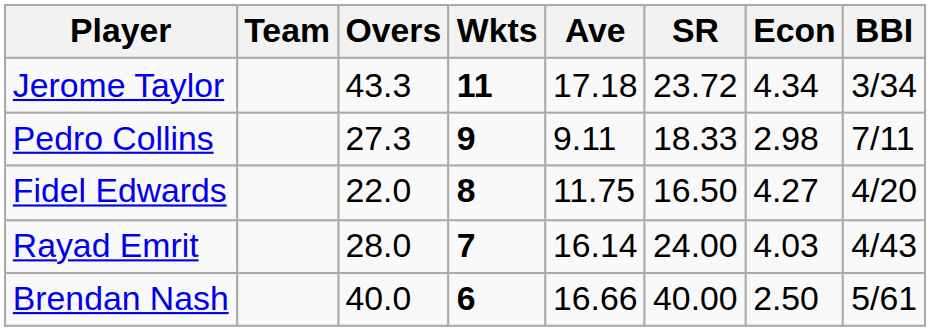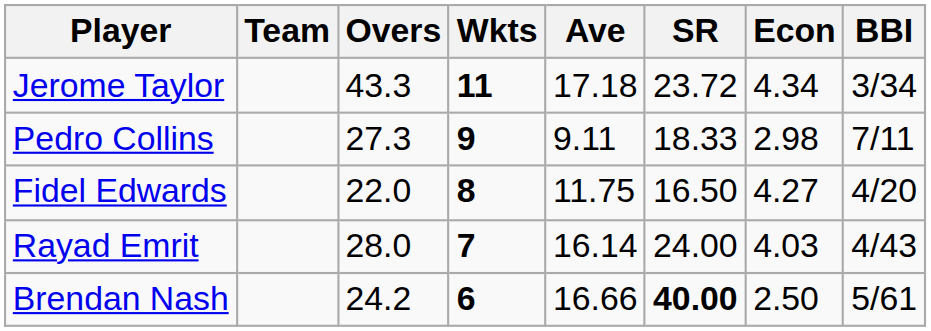(378, 298) 40.0 -> (378, 298) 24.2
(695, 298) normal -> (695, 298) bold
